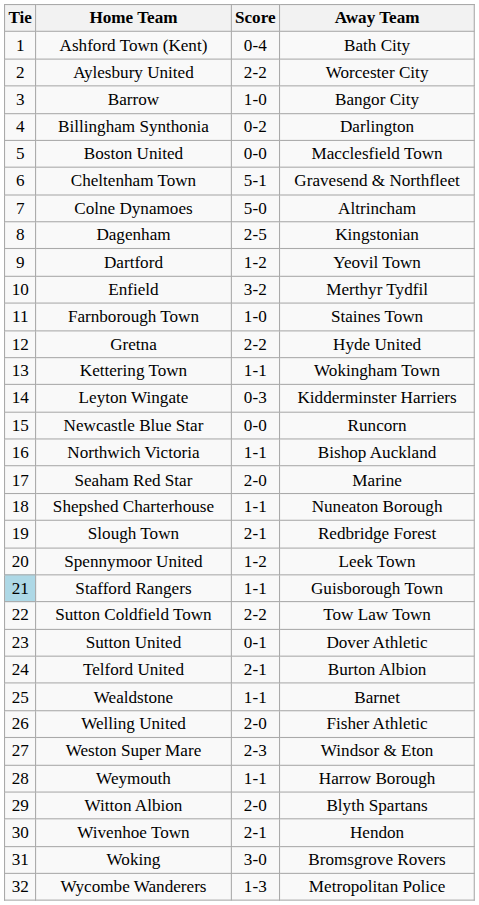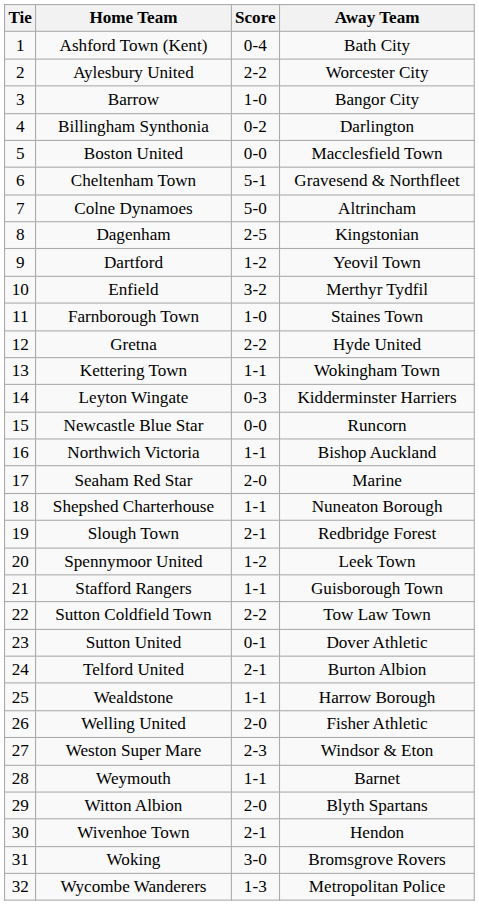(20, 588) lightblue background -> (20, 588) no background
(377, 696) Barnet -> (377, 696) Harrow Borough
(377, 778) Harrow Borough -> (377, 778) Barnet
